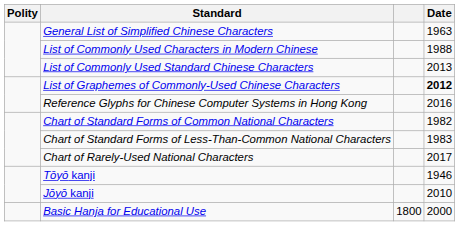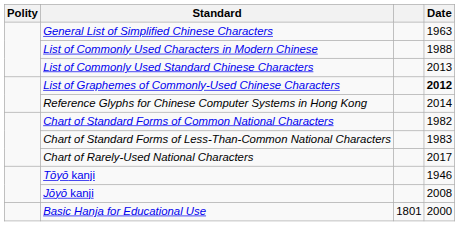(439, 103) 2016 -> (439, 103) 2014
(439, 193) 2010 -> (439, 193) 2008
(409, 211) 1800 -> (409, 211) 1801
